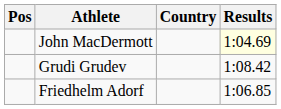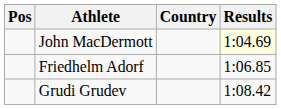rows swapped: (91, 91) <-> (83, 66)
